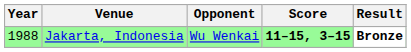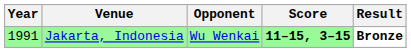(23, 37) 1988 -> (23, 37) 1991
